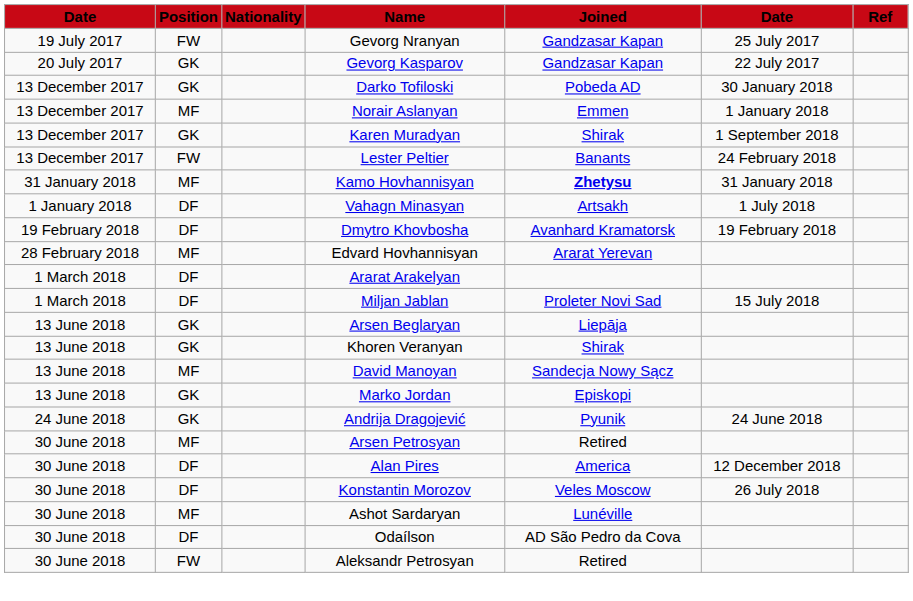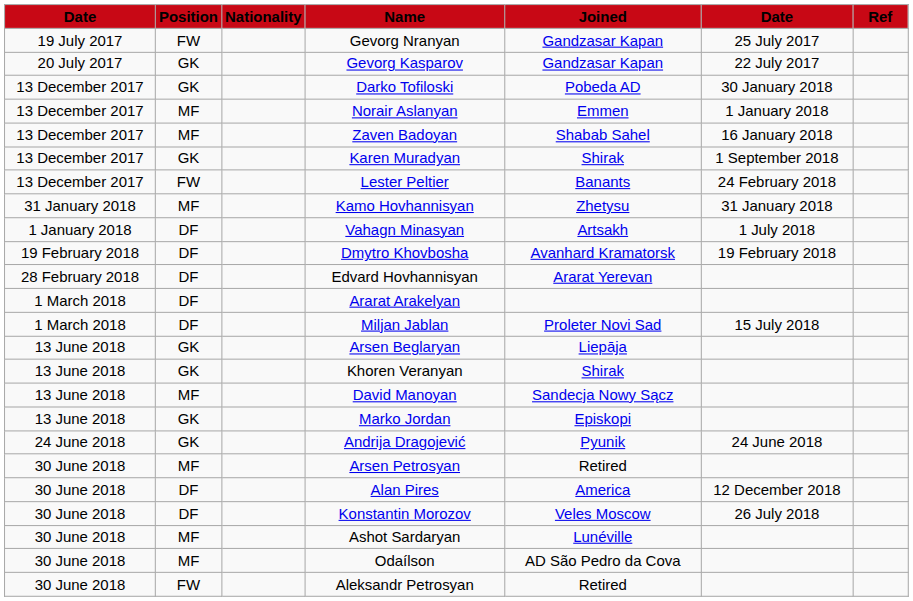+ row: (405, 135)
(603, 182) bold -> (603, 206) normal
(188, 253) MF -> (188, 277) DF
(188, 537) DF -> (188, 561) MF
